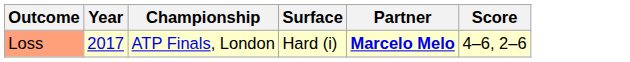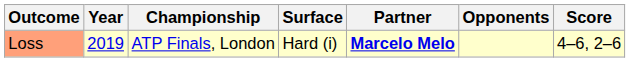+ column: (506, 17)
(106, 43) 2017 -> (106, 43) 2019
